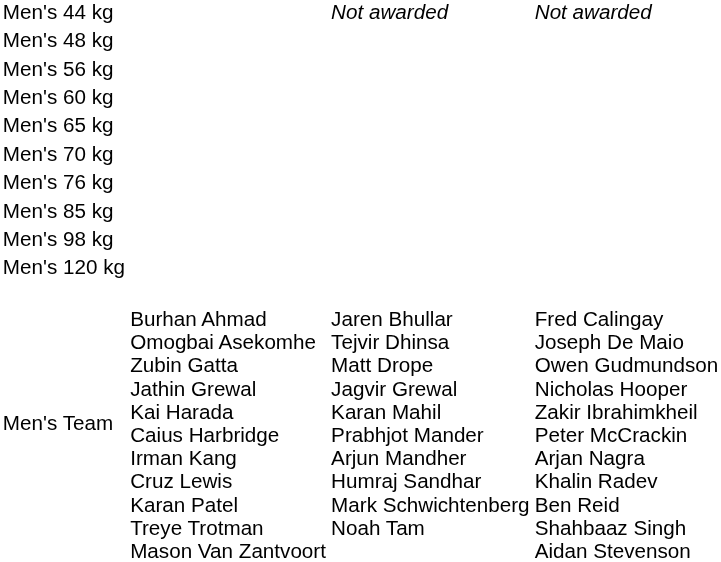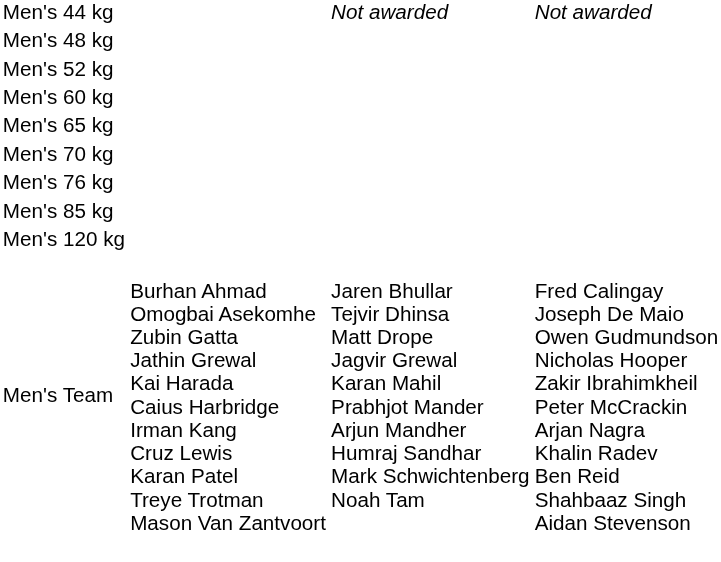+ row: (58, 69)
- row: (58, 69)
- row: (58, 239)
